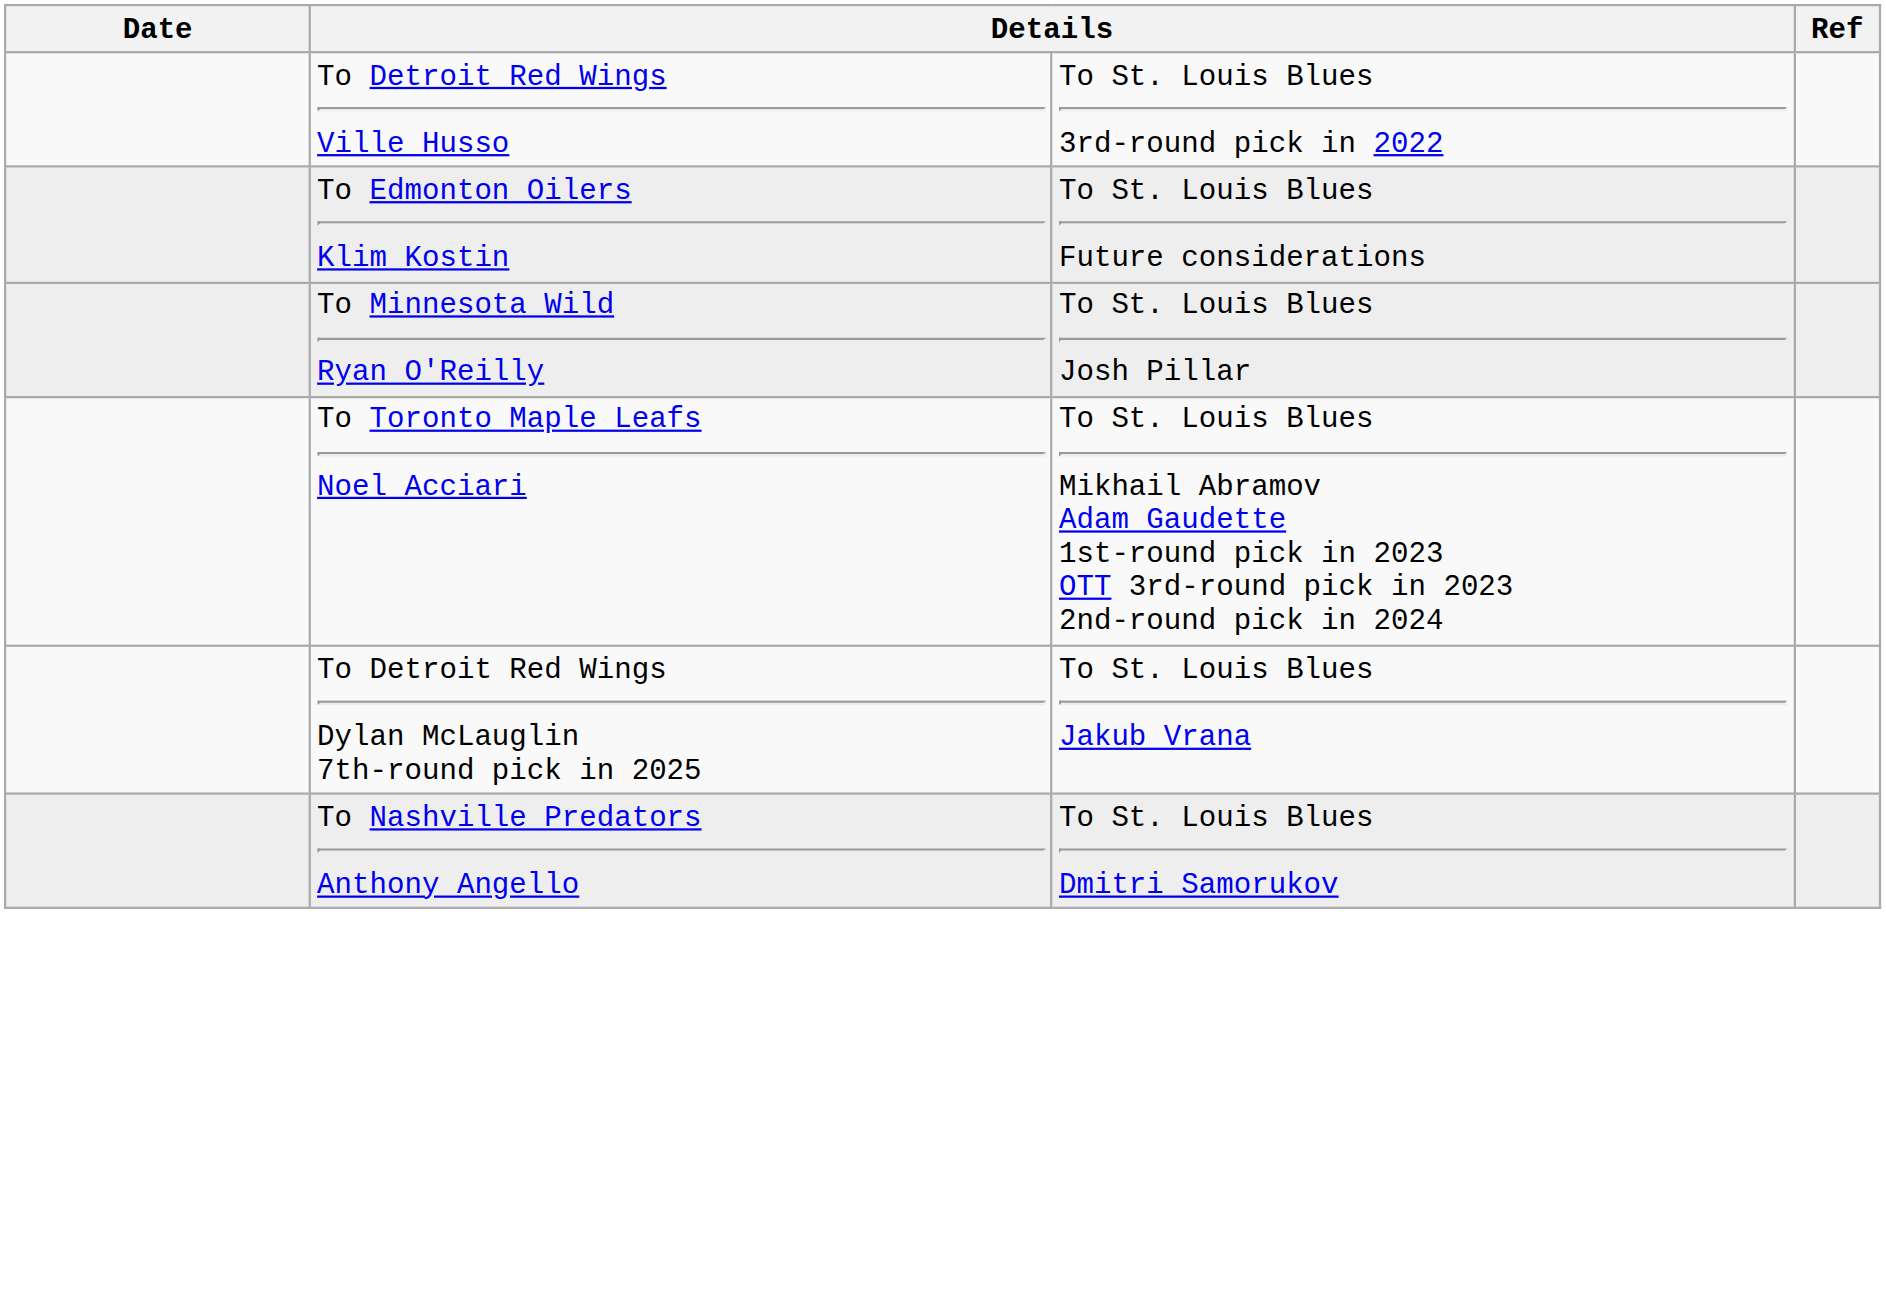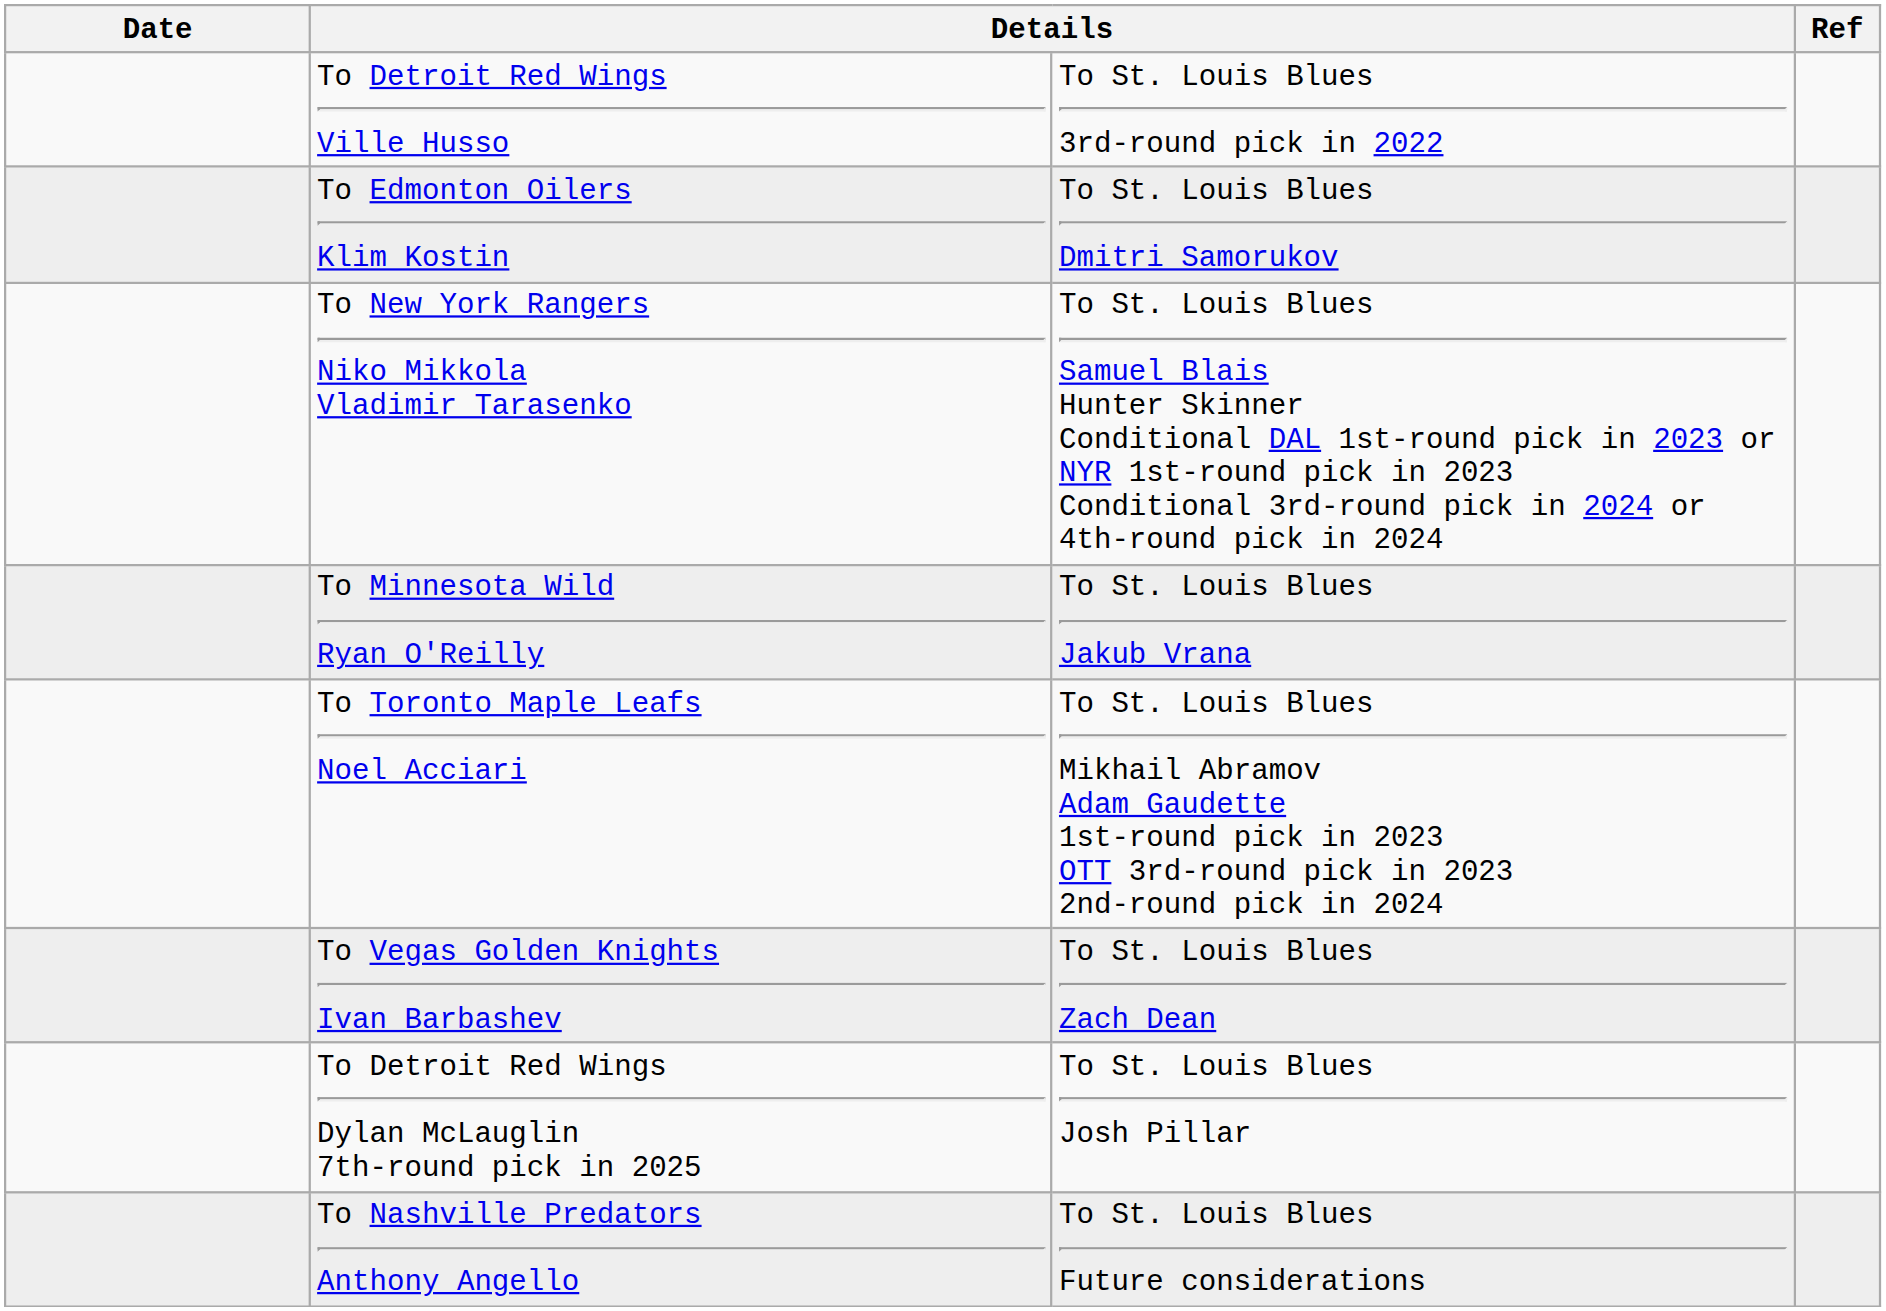(1423, 225) To St. Louis Blues Future considerations -> (1423, 225) To St. Louis Blues Dmitri Samorukov
+ row: (681, 356)
(1423, 339) To St. Louis Blues Josh Pillar -> (1423, 622) To St. Louis Blues Jakub Vrana
+ row: (681, 986)
(1423, 703) To St. Louis Blues Jakub Vrana -> (1423, 1100) To St. Louis Blues Josh Pillar
(1423, 851) To St. Louis Blues Dmitri Samorukov -> (1423, 1249) To St. Louis Blues Future considerations
